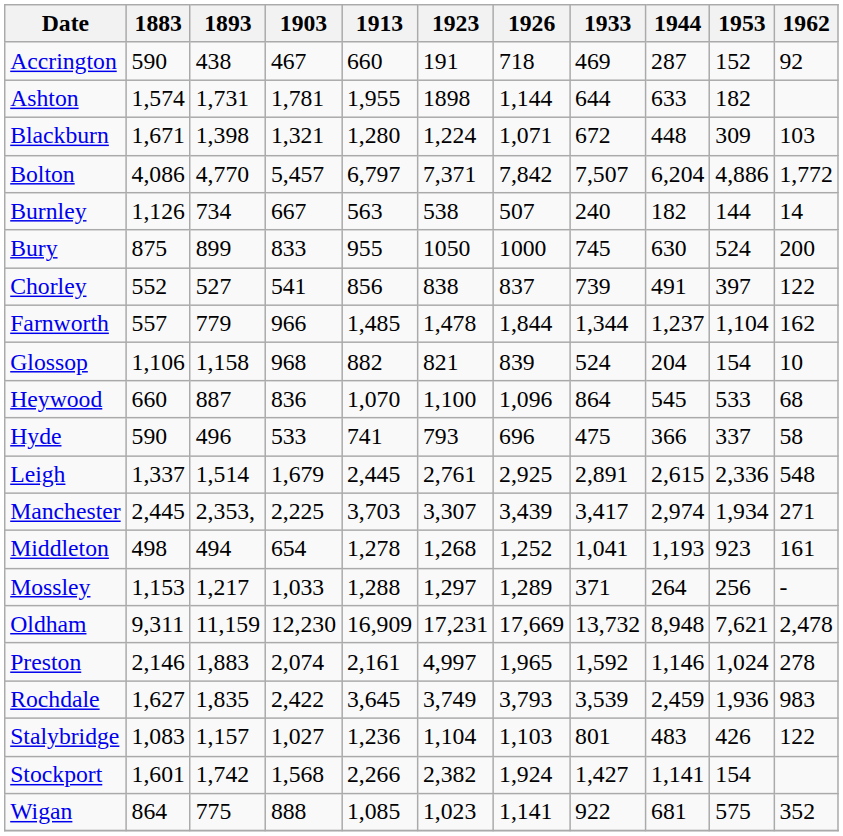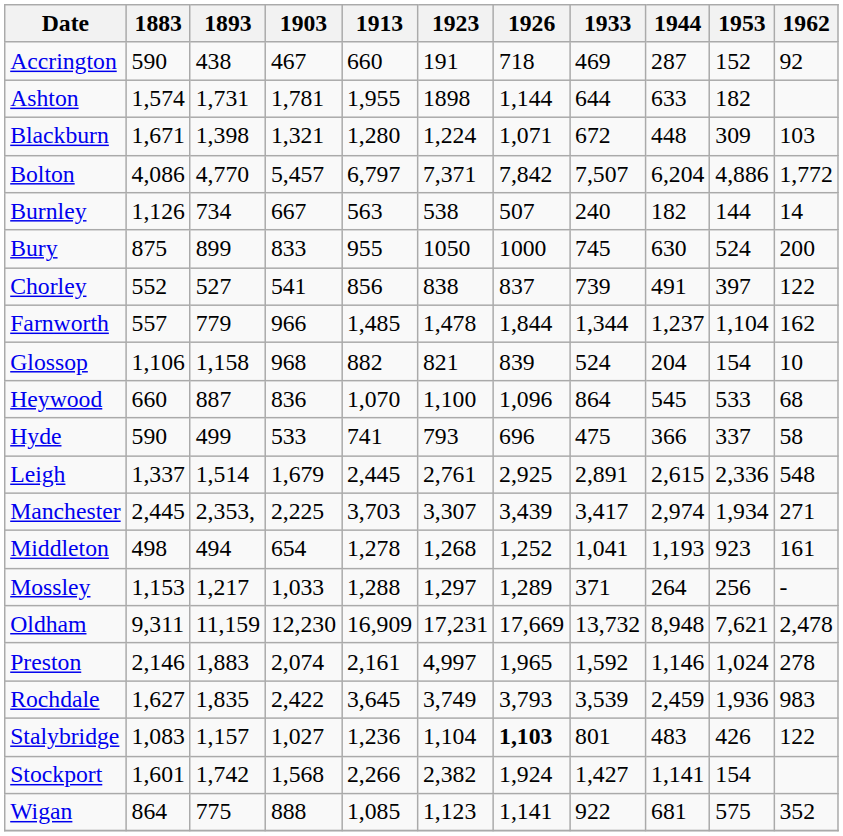(214, 436) 496 -> (214, 436) 499
(526, 736) normal -> (526, 736) bold
(450, 811) 1,023 -> (450, 811) 1,123
